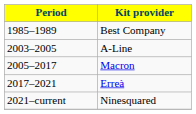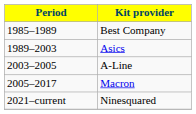+ row: (113, 48)
- row: (112, 83)
